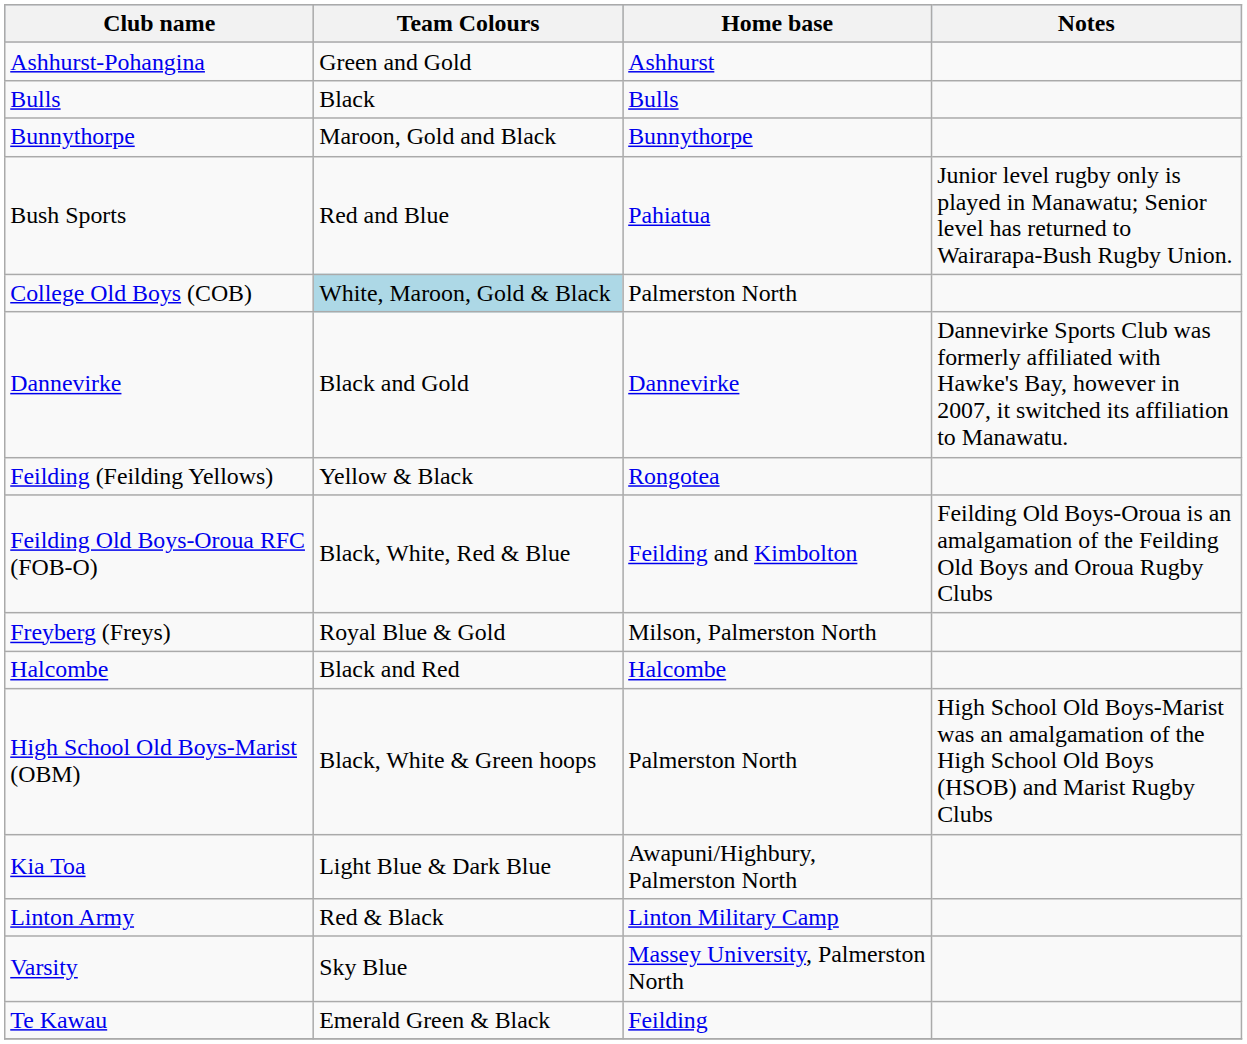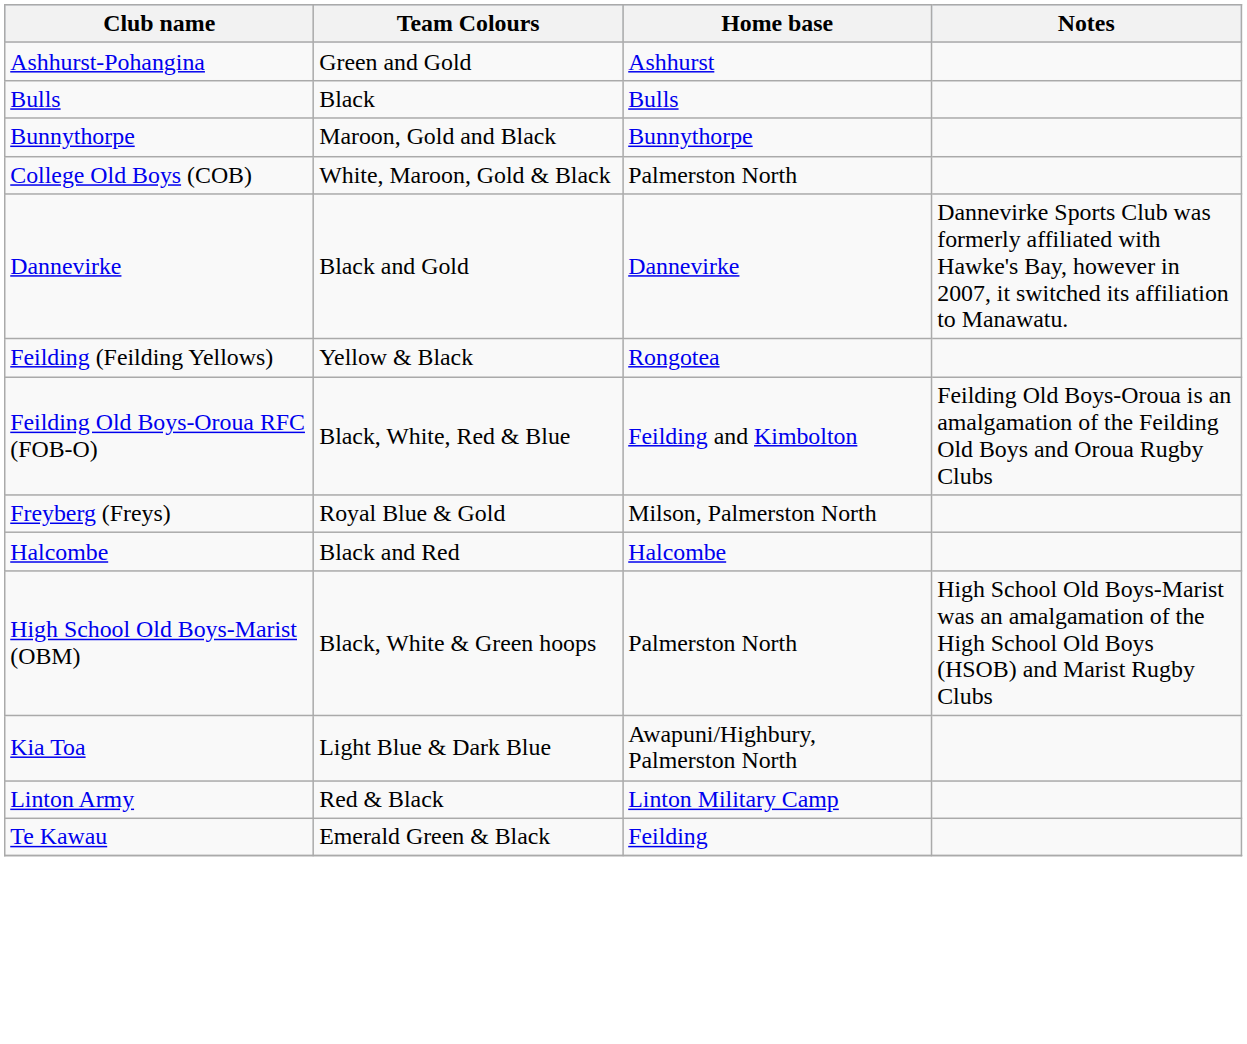- row: (68, 214)
(465, 292) lightblue background -> (465, 174) no background
- row: (44, 968)
